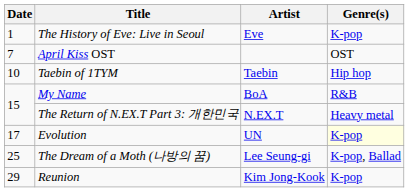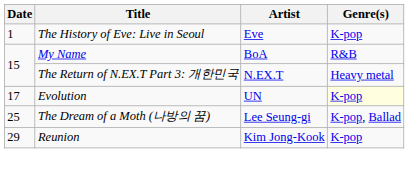- row: (76, 53)
- row: (78, 73)
